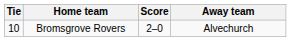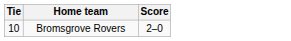- column: (228, 12)
